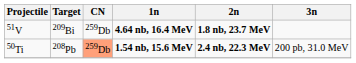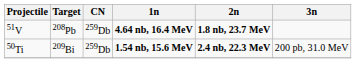(64, 29) 209Bi -> (64, 29) 208Pb
(64, 48) 208Pb -> (64, 48) 209Bi
(98, 48) lightsalmon background -> (98, 48) no background
